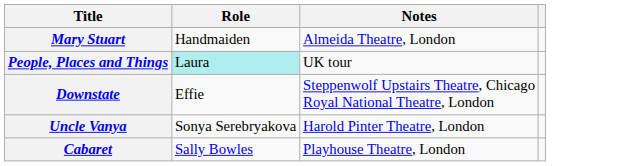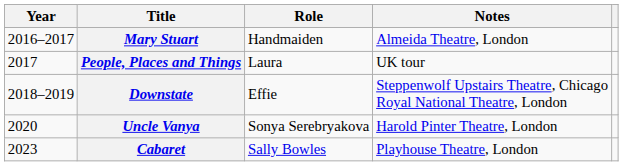+ column: (41, 16)
(192, 62) paleturquoise background -> (265, 62) no background
